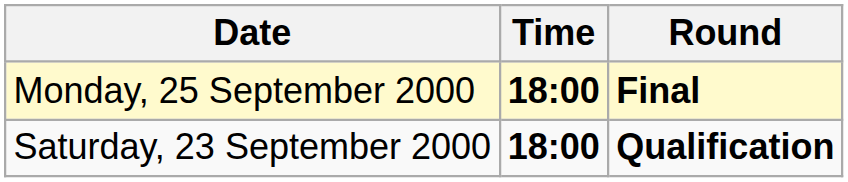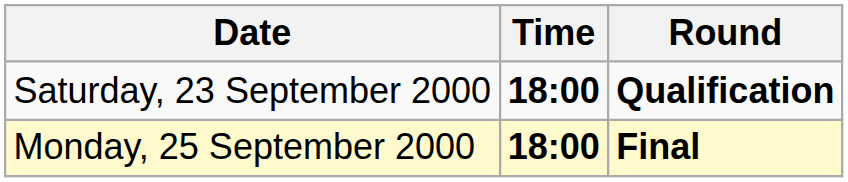rows swapped: (252, 147) <-> (244, 90)
